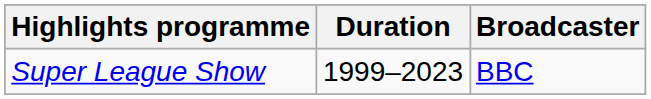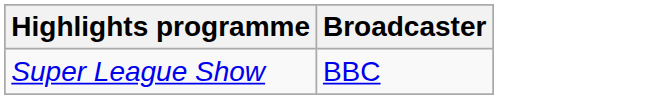- column: (393, 26)
